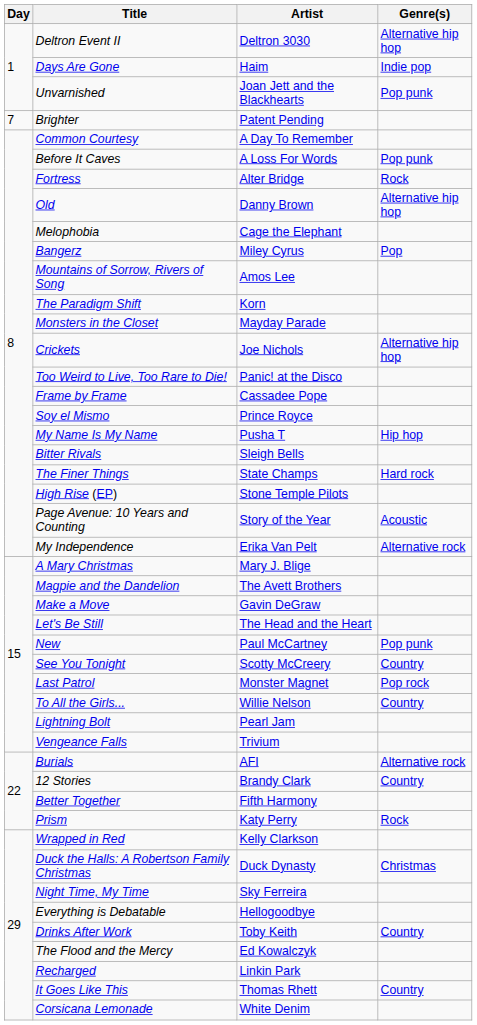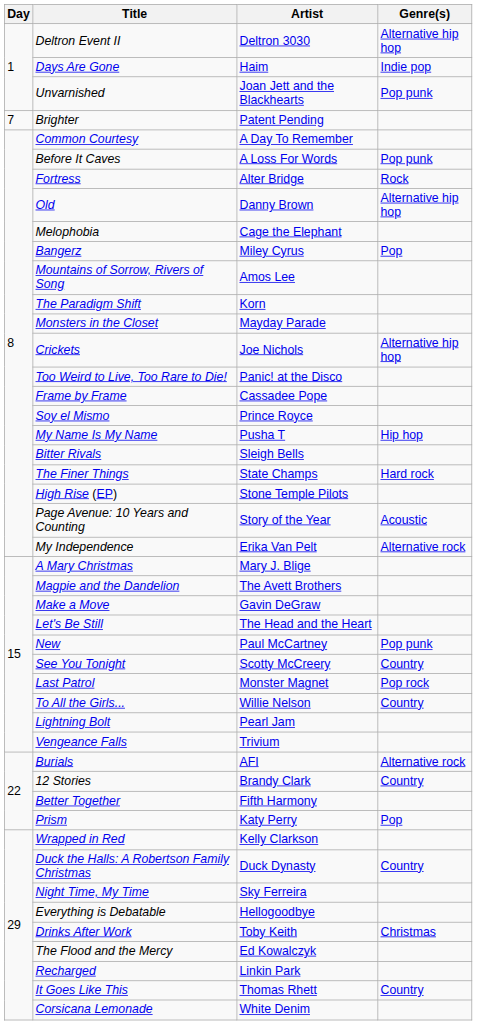(395, 820) Rock -> (391, 820) Pop
(408, 866) Christmas -> (402, 866) Country
(402, 931) Country -> (408, 931) Christmas
